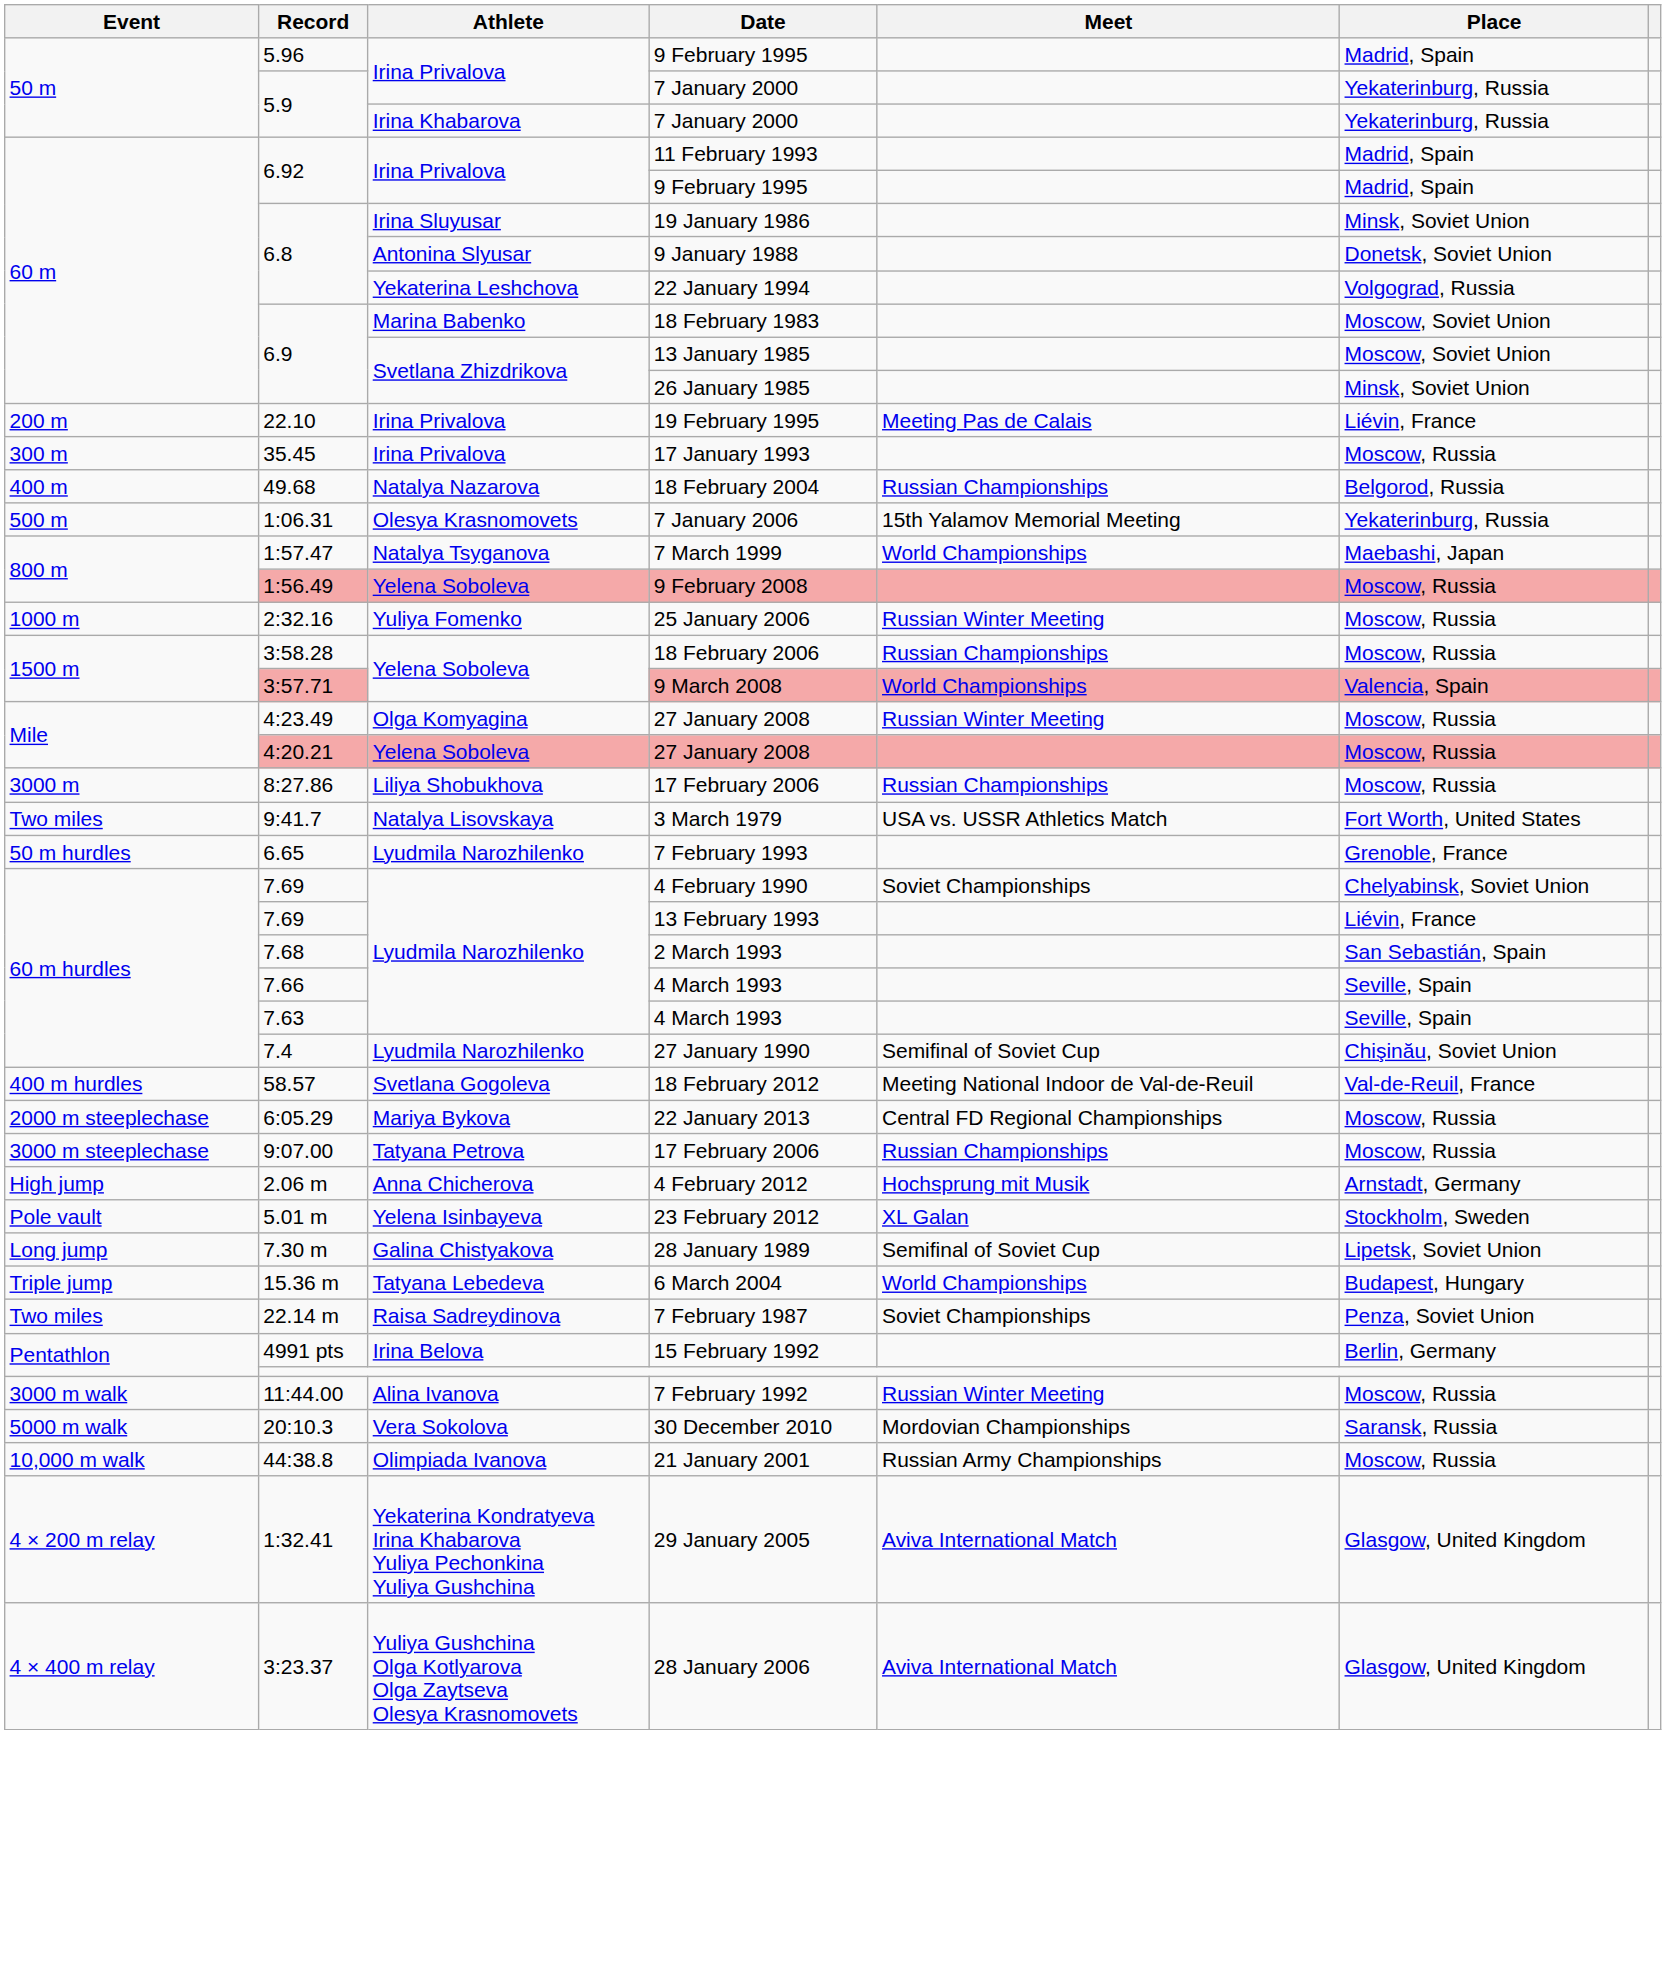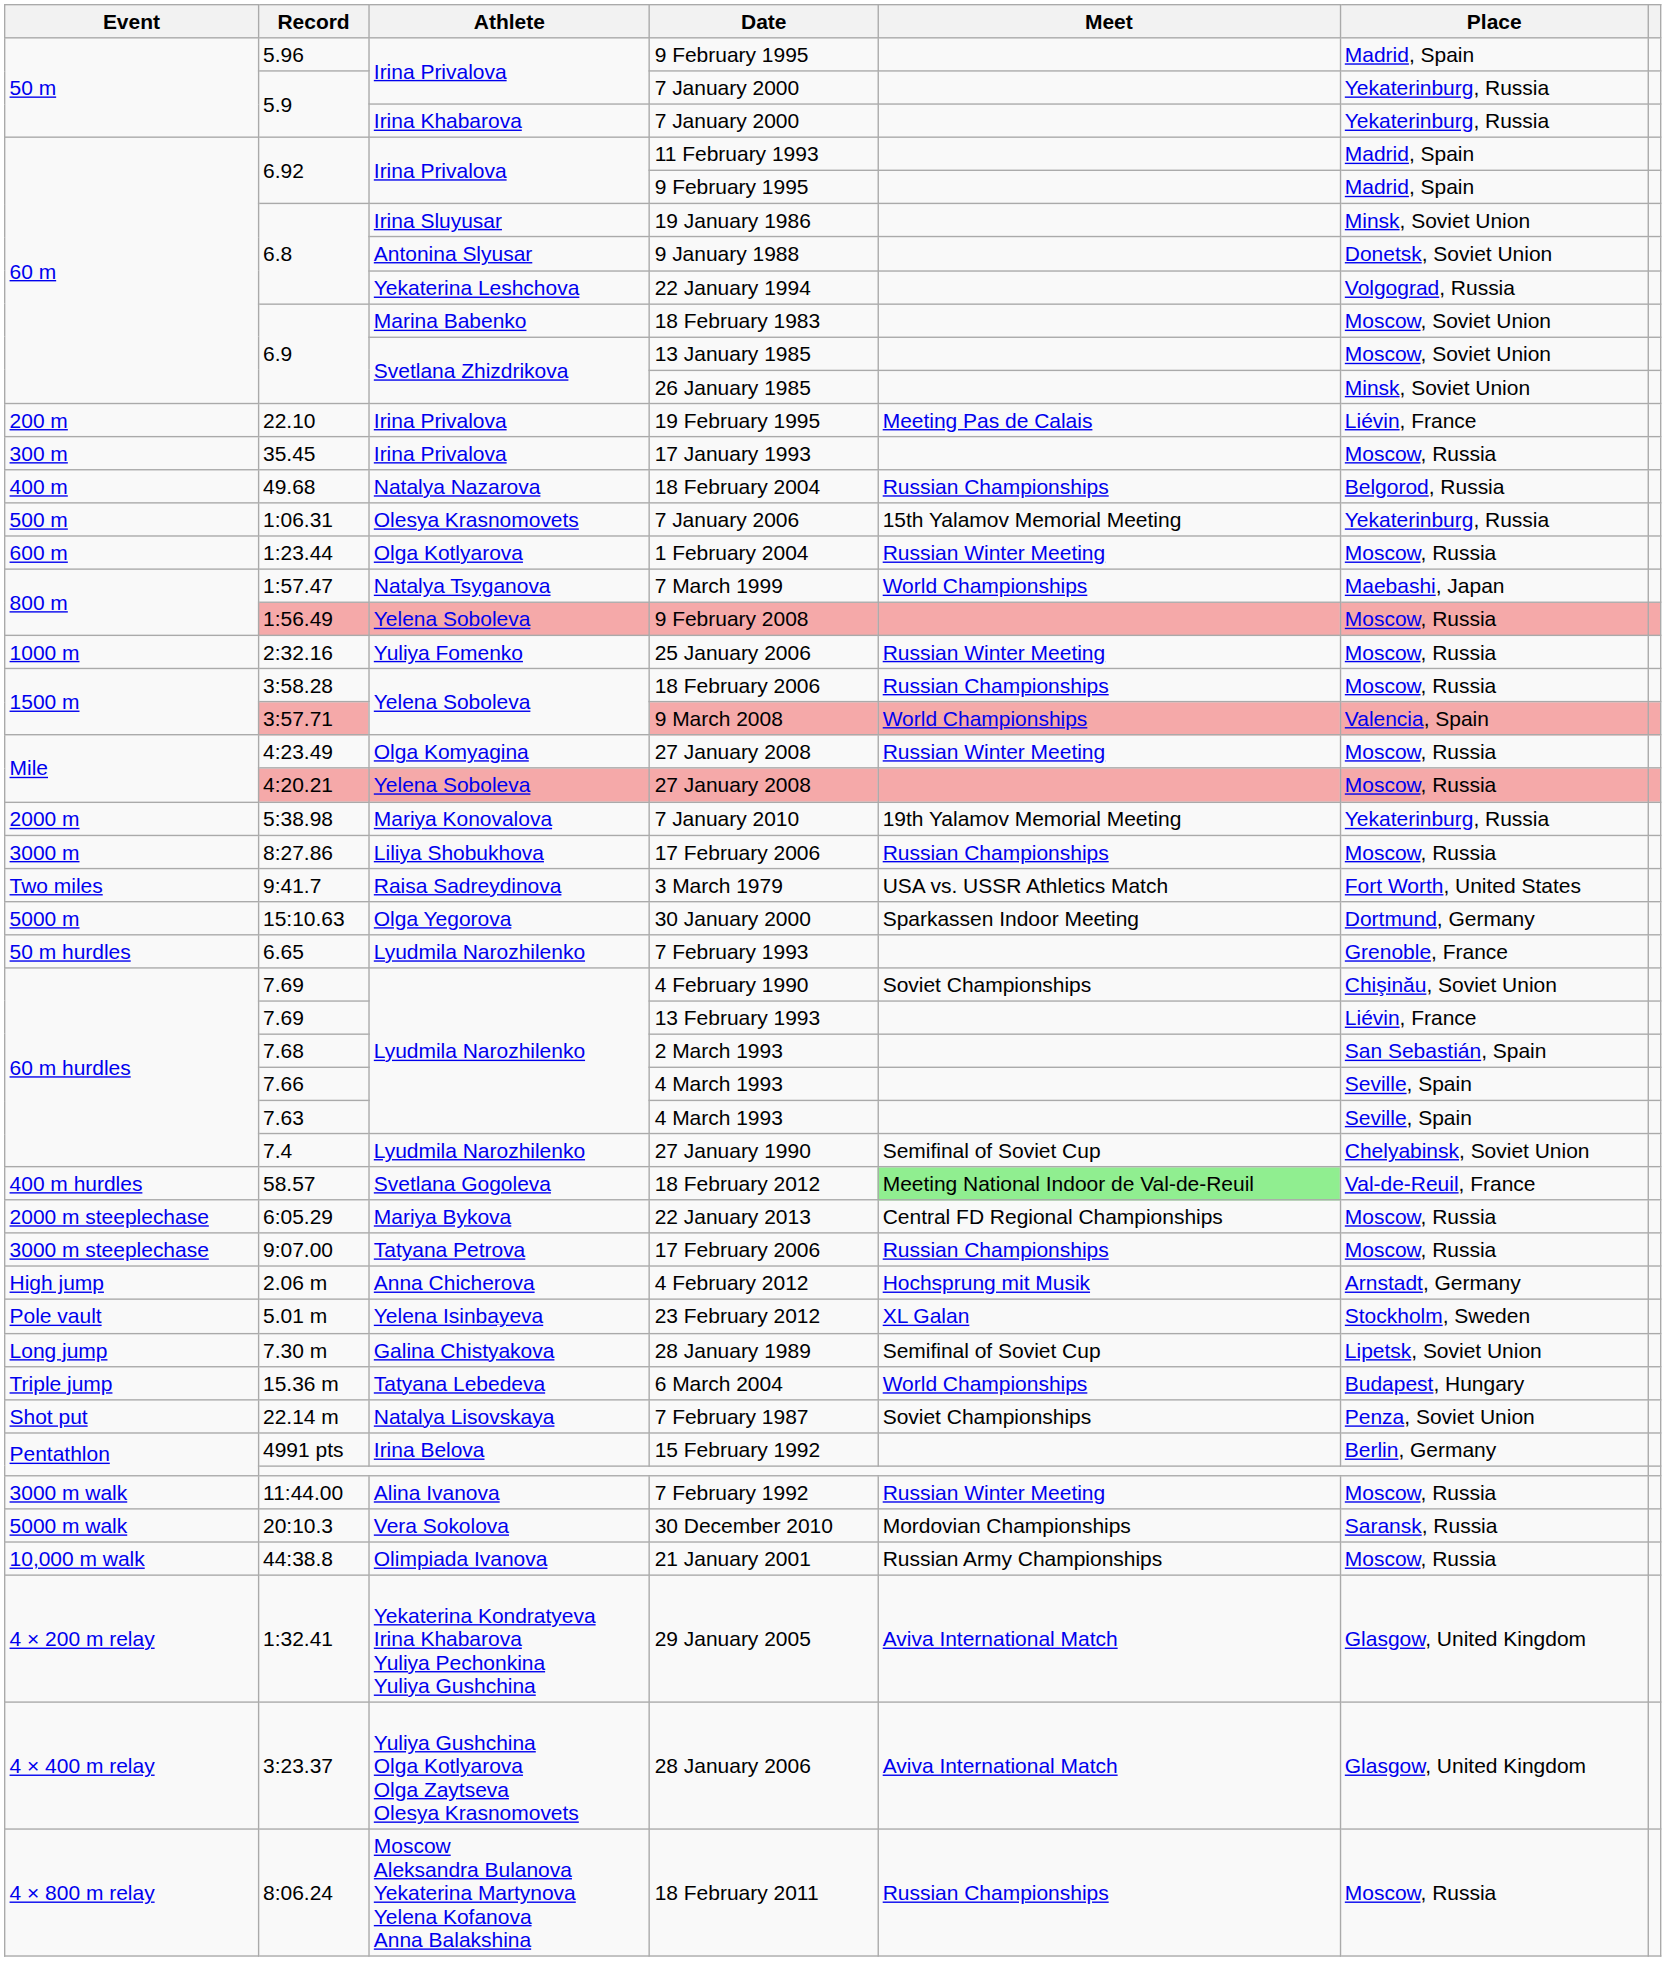+ row: (298, 553)
+ row: (298, 818)
(463, 818) Natalya Lisovskaya -> (468, 885) Raisa Sadreydinova
+ row: (304, 918)
(1467, 885) Chelyabinsk, Soviet Union -> (1451, 984) Chişinău, Soviet Union
(1451, 1051) Chişinău, Soviet Union -> (1467, 1150) Chelyabinsk, Soviet Union
(1068, 1084) no background -> (1068, 1184) lightgreen background
(56, 1317) Two miles -> (49, 1416) Shot put
(467, 1317) Raisa Sadreydinova -> (464, 1416) Natalya Lisovskaya
+ row: (298, 1893)
